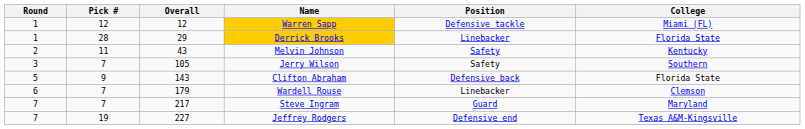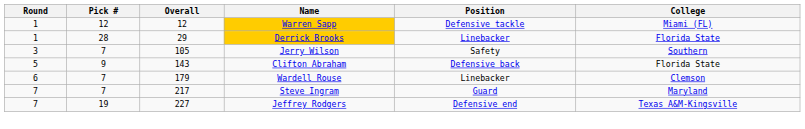- row: (309, 51)
